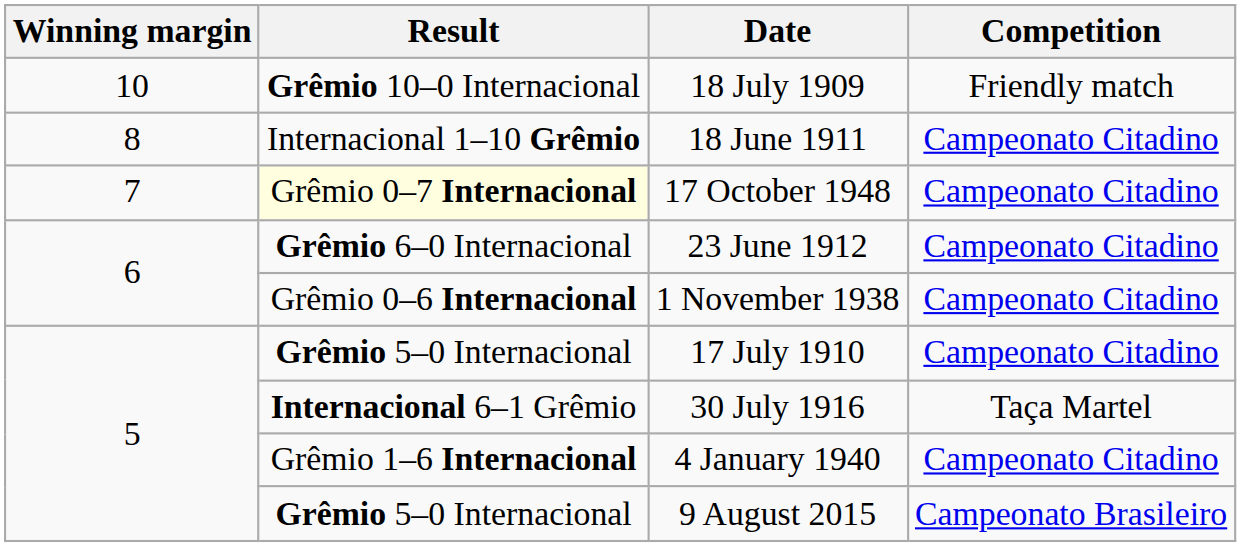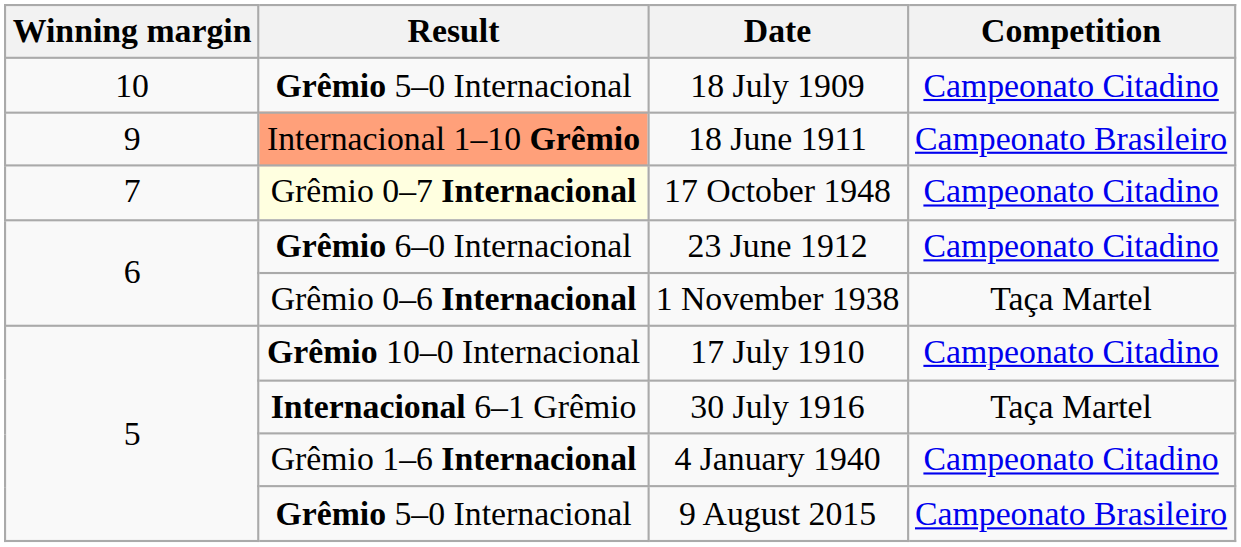(454, 84) Grêmio 10–0 Internacional -> (454, 84) Grêmio 5–0 Internacional
(1071, 84) Friendly match -> (1071, 84) Campeonato Citadino
(132, 138) 8 -> (132, 138) 9
(454, 138) no background -> (454, 138) lightsalmon background
(1071, 138) Campeonato Citadino -> (1071, 138) Campeonato Brasileiro
(1071, 298) Campeonato Citadino -> (1071, 298) Taça Martel
(454, 352) Grêmio 5–0 Internacional -> (454, 352) Grêmio 10–0 Internacional
